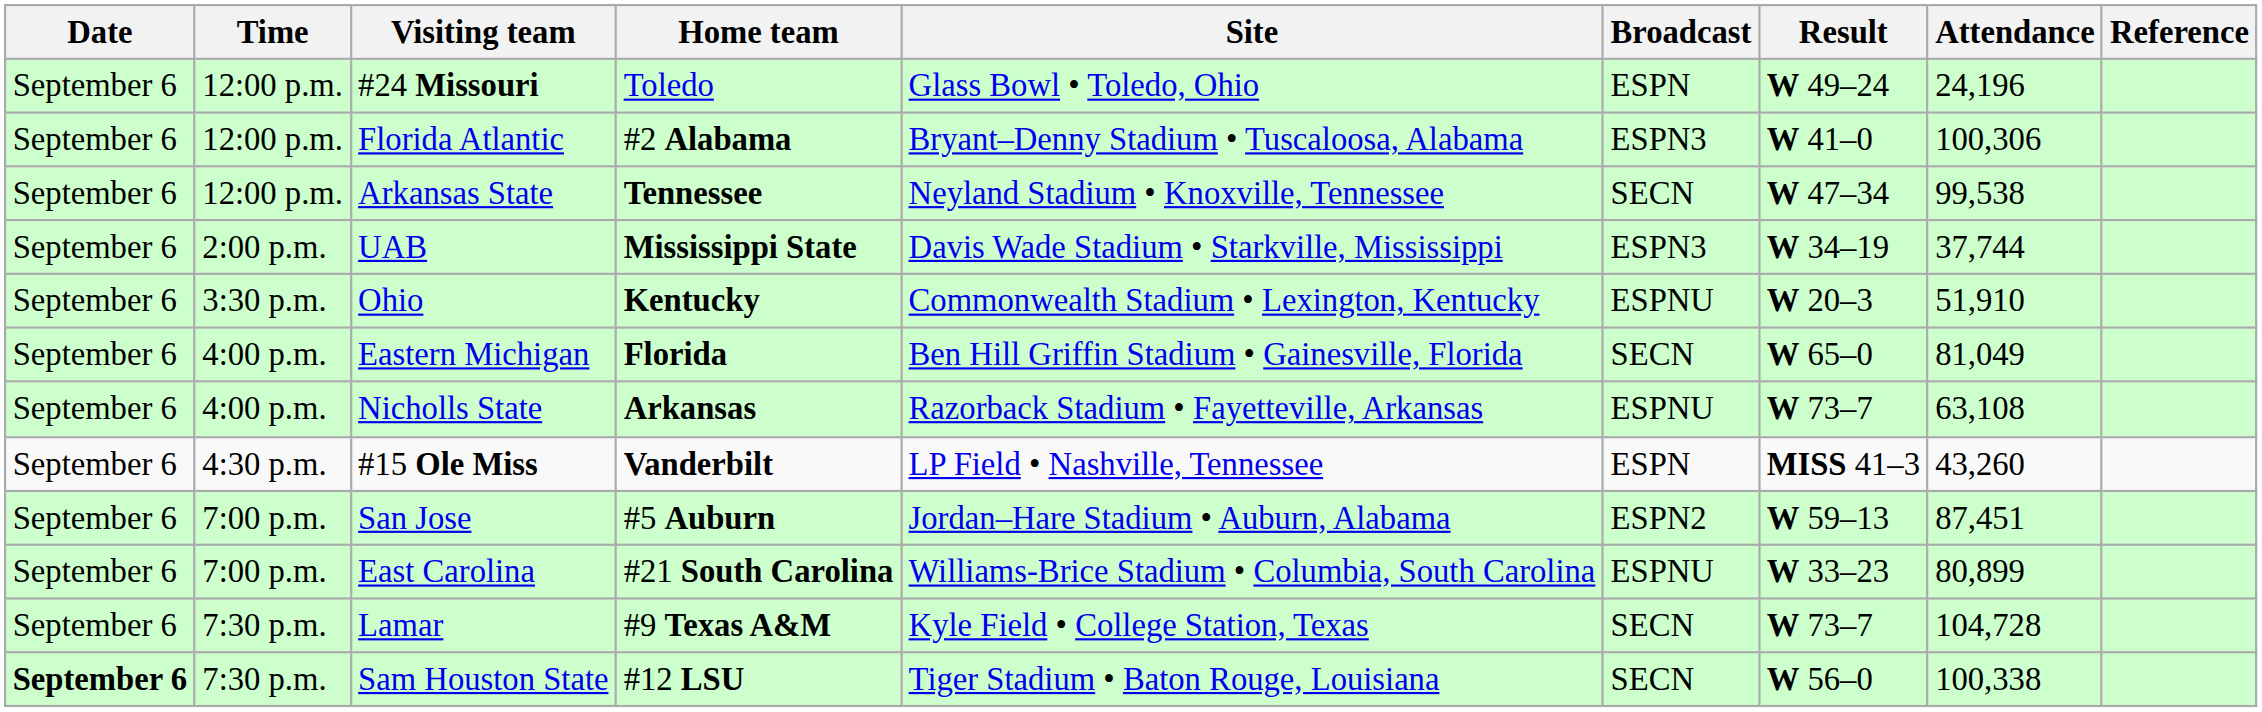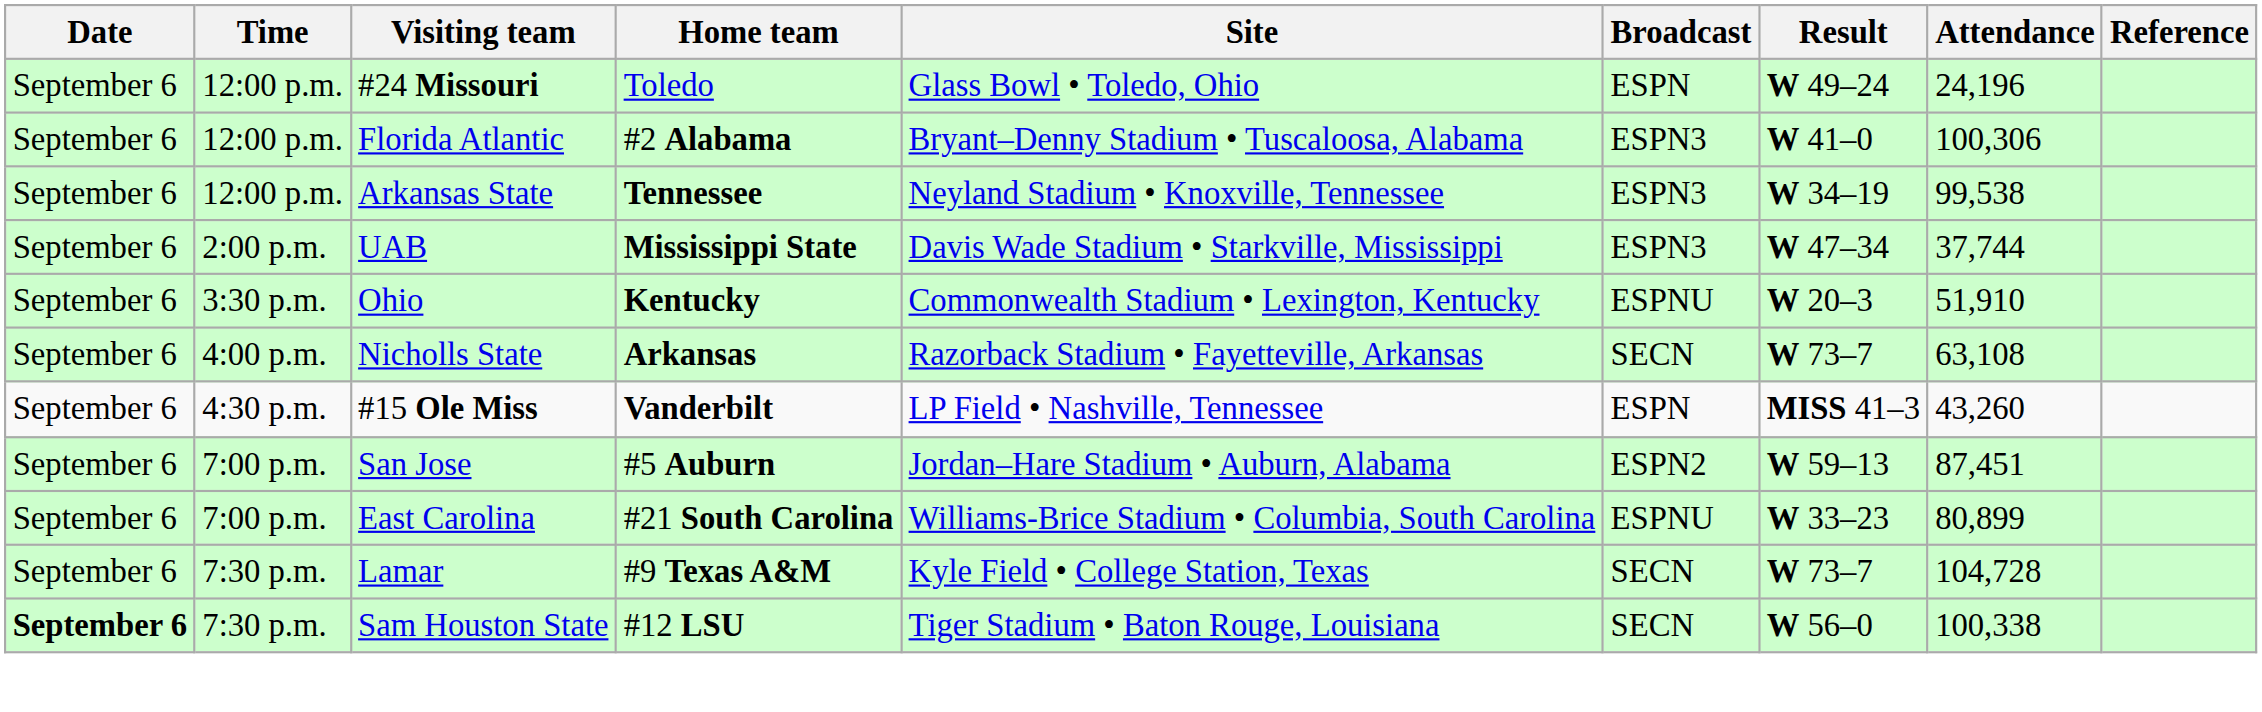(1652, 193) SECN -> (1659, 193) ESPN3
(1828, 193) W 47–34 -> (1828, 193) W 34–19
(1828, 247) W 34–19 -> (1828, 247) W 47–34
- row: (474, 354)
(1662, 408) ESPNU -> (1652, 354) SECN
